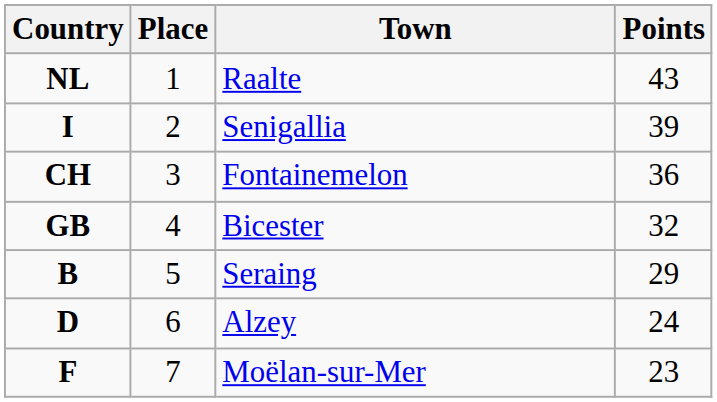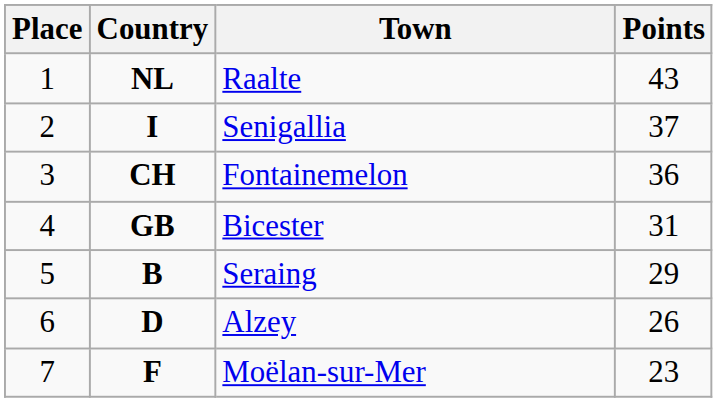columns swapped: (173, 28) <-> (68, 28)
(664, 126) 39 -> (664, 126) 37
(664, 224) 32 -> (664, 224) 31
(664, 322) 24 -> (664, 322) 26
